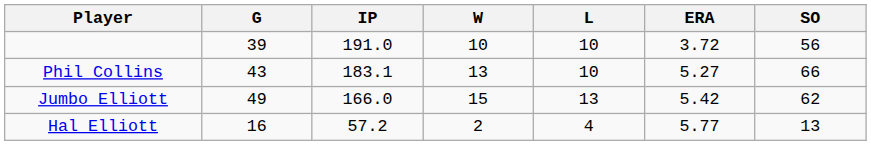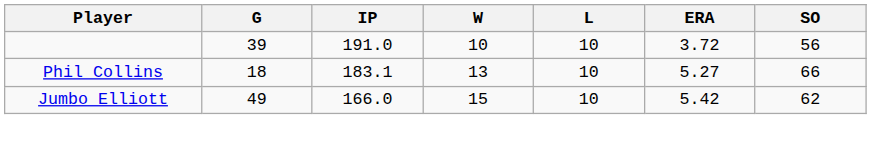(257, 72) 43 -> (257, 72) 18
(589, 100) 13 -> (589, 100) 10
- row: (103, 127)
